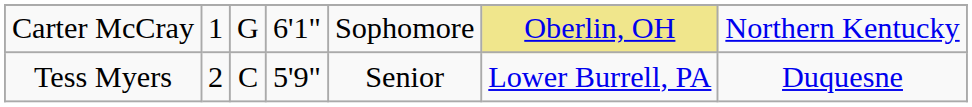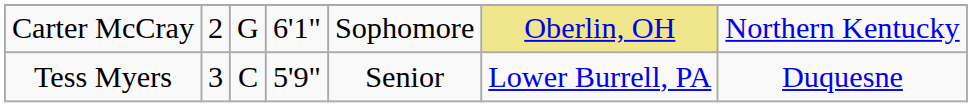(216, 28) 1 -> (216, 28) 2
(216, 76) 2 -> (216, 76) 3
